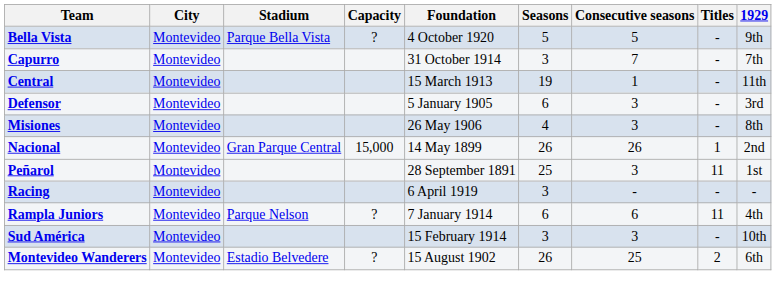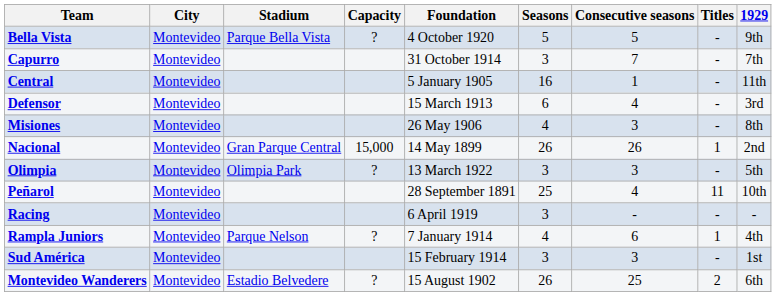(450, 81) 15 March 1913 -> (450, 81) 5 January 1905
(545, 81) 19 -> (545, 81) 16
(450, 103) 5 January 1905 -> (450, 103) 15 March 1913
(635, 103) 3 -> (635, 103) 4
+ row: (32, 170)
(635, 170) 3 -> (635, 192) 4
(754, 170) 1st -> (754, 192) 10th
(545, 214) 6 -> (545, 236) 4
(717, 214) 11 -> (717, 236) 1
(754, 236) 10th -> (754, 258) 1st
